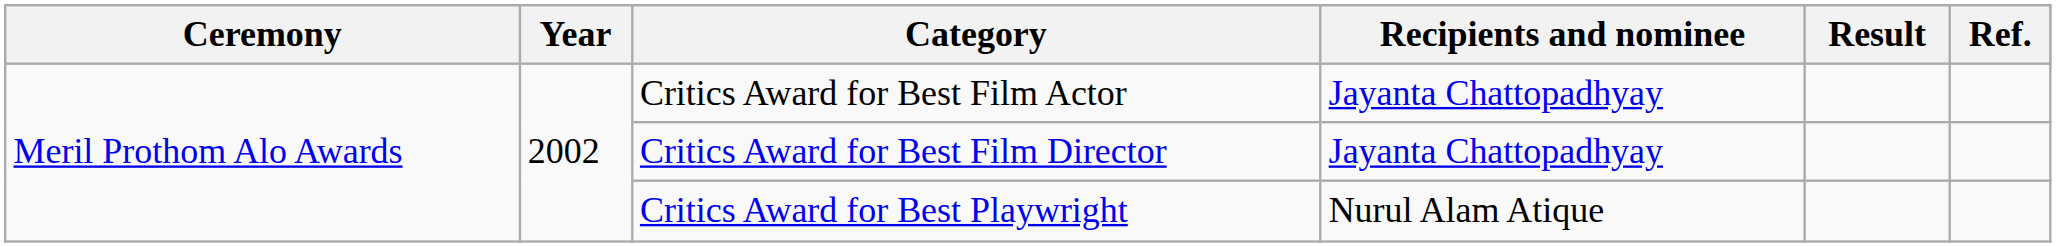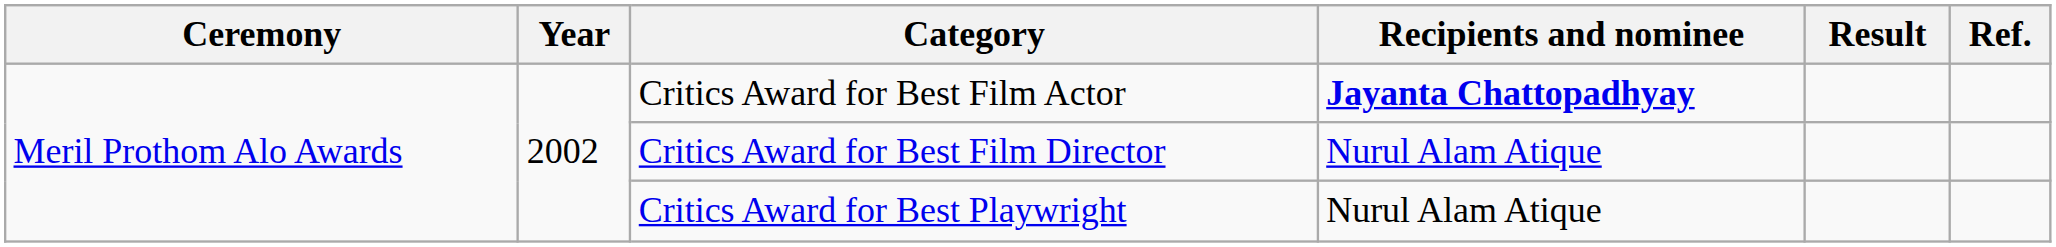(1496, 93) normal -> (1510, 93) bold
(1496, 151) Jayanta Chattopadhyay -> (1464, 151) Nurul Alam Atique
